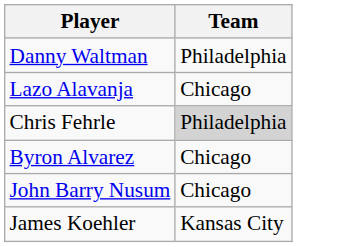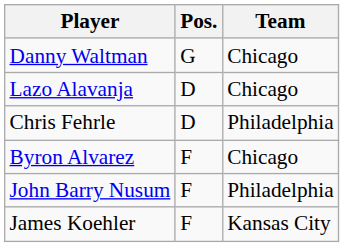+ column: (199, 21)
(233, 55) Philadelphia -> (263, 55) Chicago
(233, 122) lightgrey background -> (280, 122) no background
(216, 190) Chicago -> (280, 190) Philadelphia
